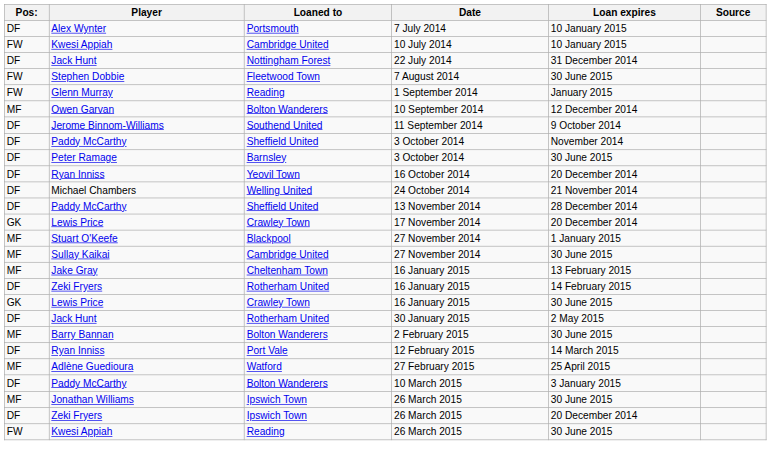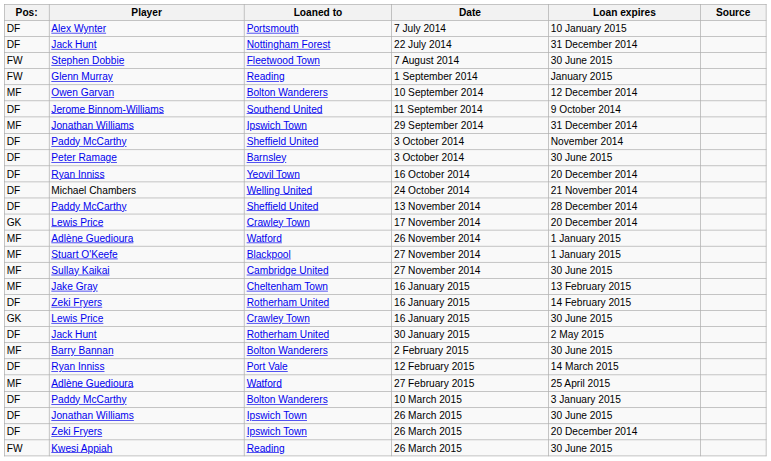- row: (82, 45)
+ row: (93, 125)
+ row: (92, 238)
(14, 400) MF -> (13, 416) DF
